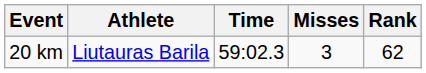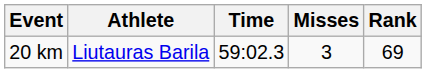(393, 52) 62 -> (393, 52) 69
